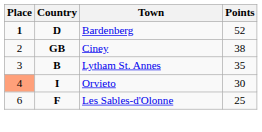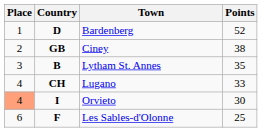(19, 30) bold -> (19, 30) normal
+ row: (99, 83)
